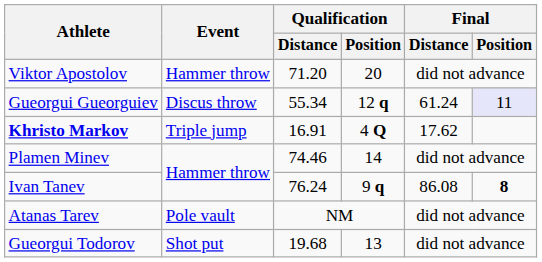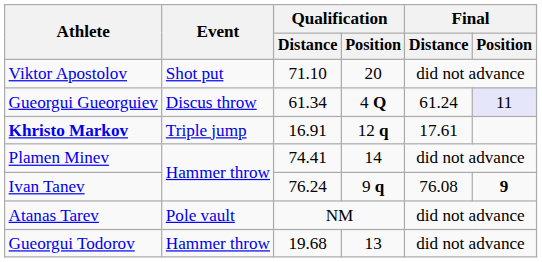(218, 74) Hammer throw -> (195, 74) Shot put
(308, 74) 71.20 -> (308, 74) 71.10
(308, 102) 55.34 -> (308, 102) 61.34
(373, 102) 12 q -> (373, 102) 4 Q
(373, 130) 4 Q -> (373, 130) 12 q
(439, 130) 17.62 -> (439, 130) 17.61
(308, 158) 74.46 -> (308, 158) 74.41
(439, 187) 86.08 -> (439, 187) 76.08
(504, 187) 8 -> (504, 187) 9
(195, 243) Shot put -> (218, 243) Hammer throw
